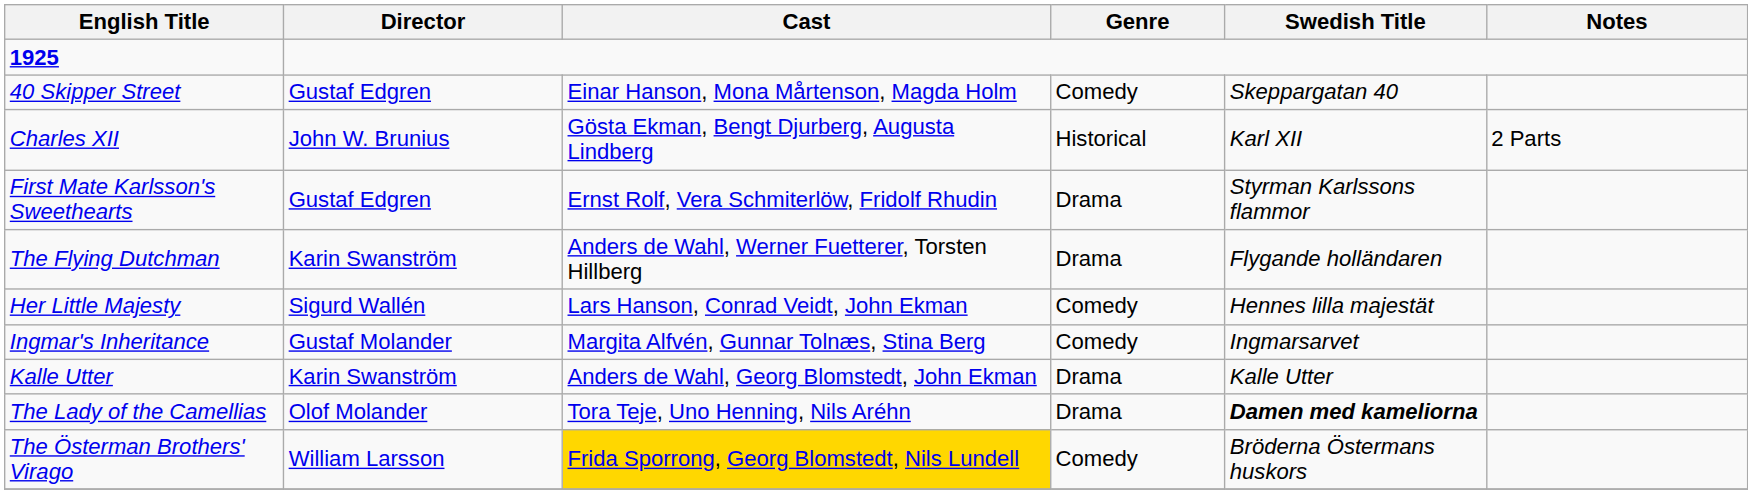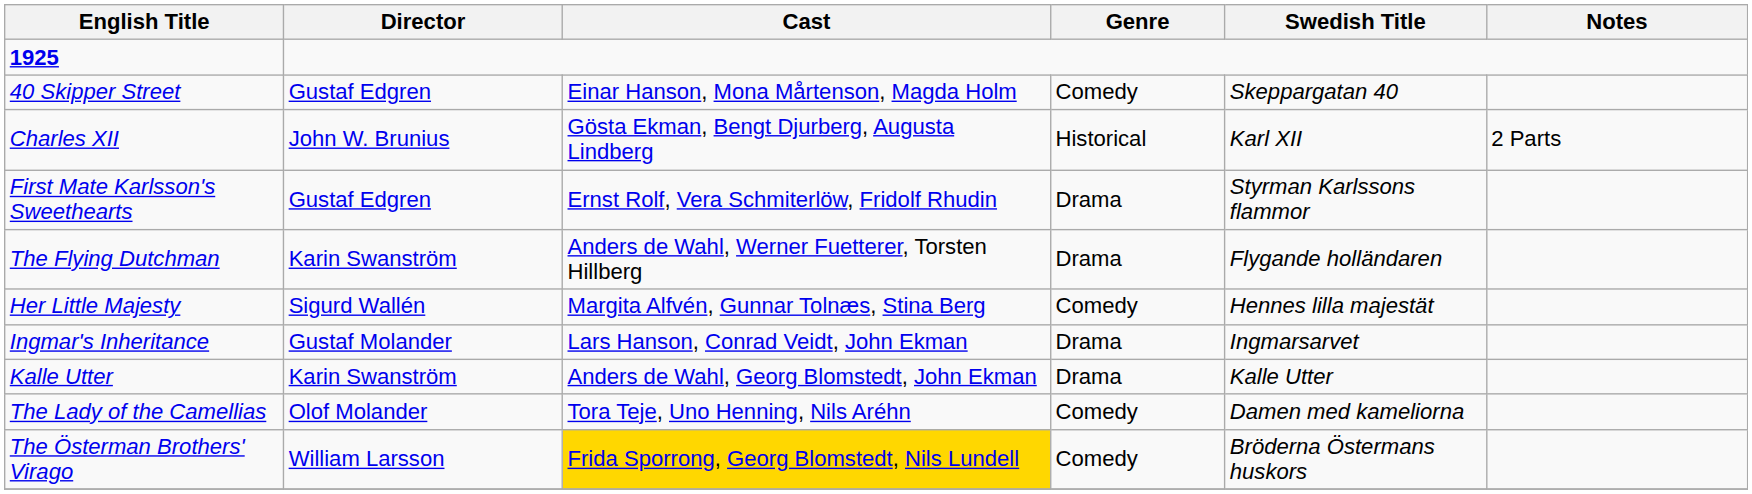(768, 306) Lars Hanson, Conrad Veidt, John Ekman -> (777, 306) Margita Alfvén, Gunnar Tolnæs, Stina Berg
(777, 341) Margita Alfvén, Gunnar Tolnæs, Stina Berg -> (768, 341) Lars Hanson, Conrad Veidt, John Ekman
(1097, 341) Comedy -> (1089, 341) Drama
(1089, 411) Drama -> (1097, 411) Comedy
(1354, 411) bold -> (1347, 411) normal
